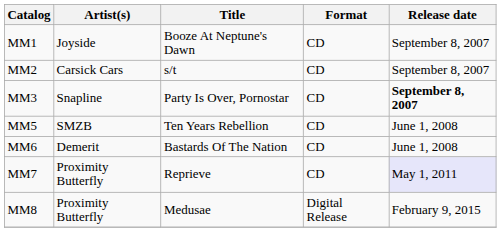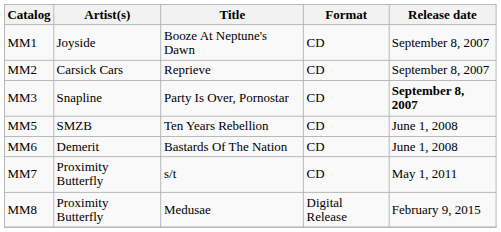(170, 70) s/t -> (187, 70) Reprieve
(187, 174) Reprieve -> (170, 174) s/t
(424, 174) lavender background -> (424, 174) no background
